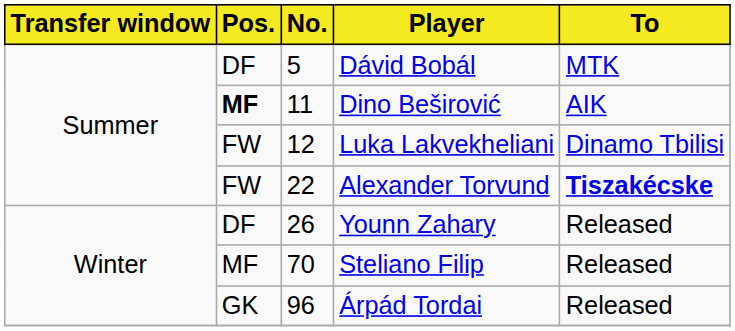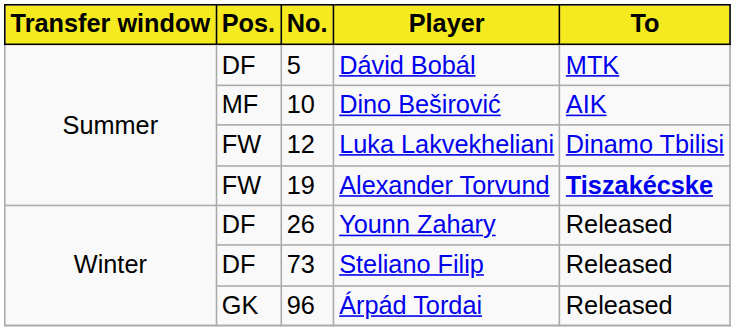(240, 104) bold -> (240, 104) normal
(300, 104) 11 -> (301, 104) 10
(301, 184) 22 -> (301, 184) 19
(240, 265) MF -> (239, 265) DF
(301, 265) 70 -> (301, 265) 73
